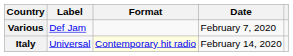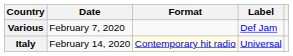columns swapped: (241, 12) <-> (70, 12)
